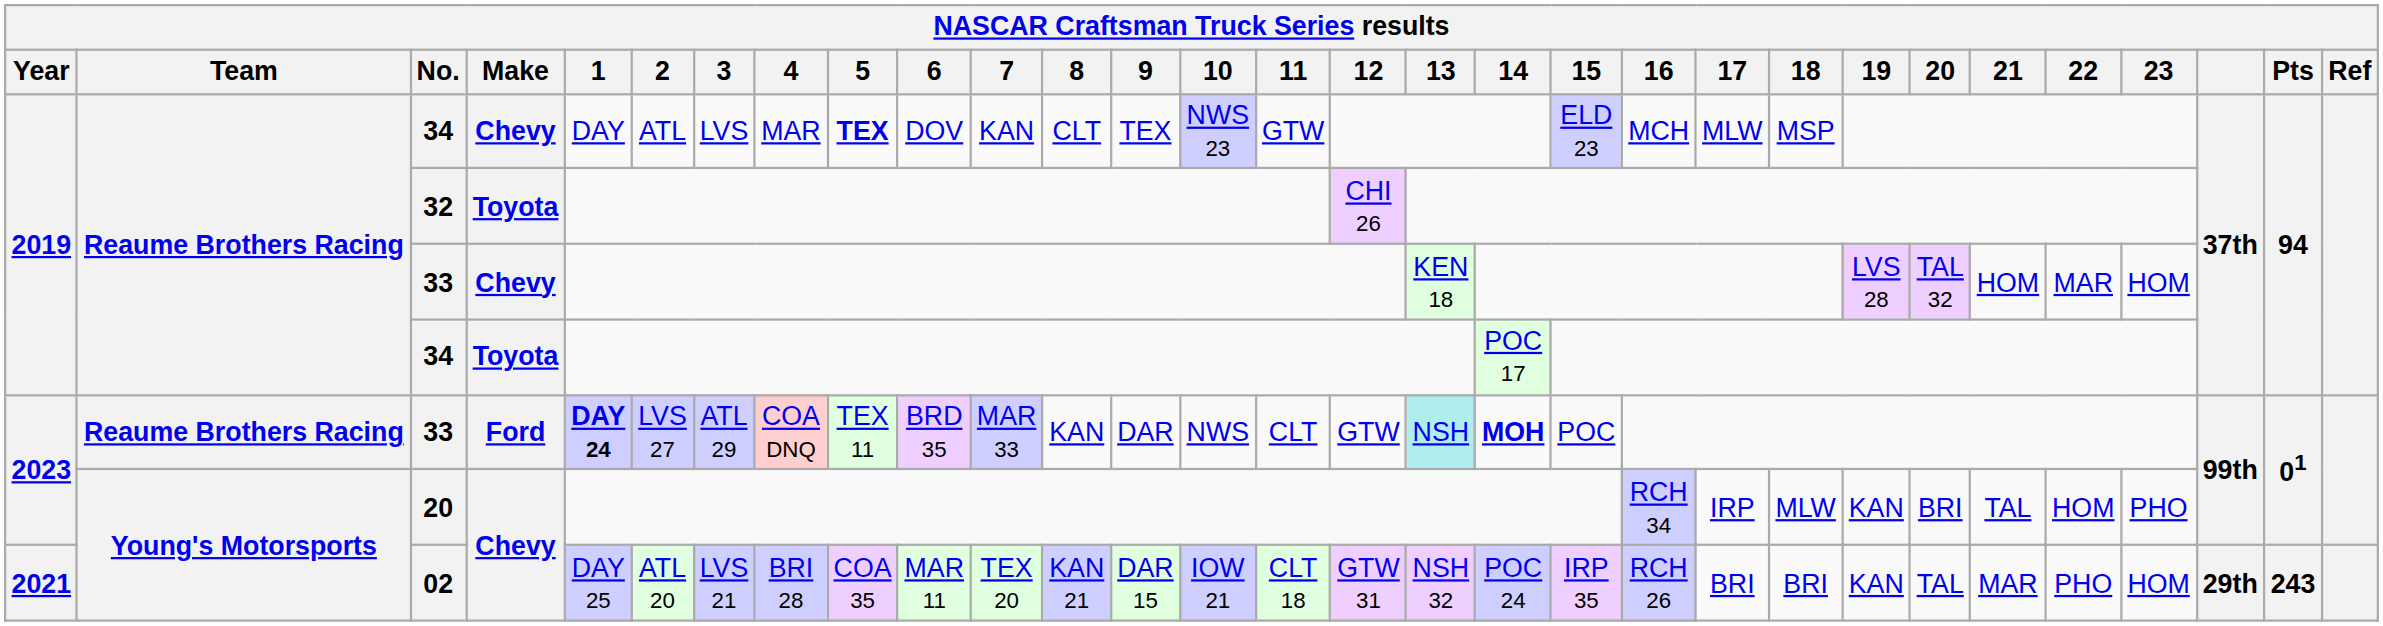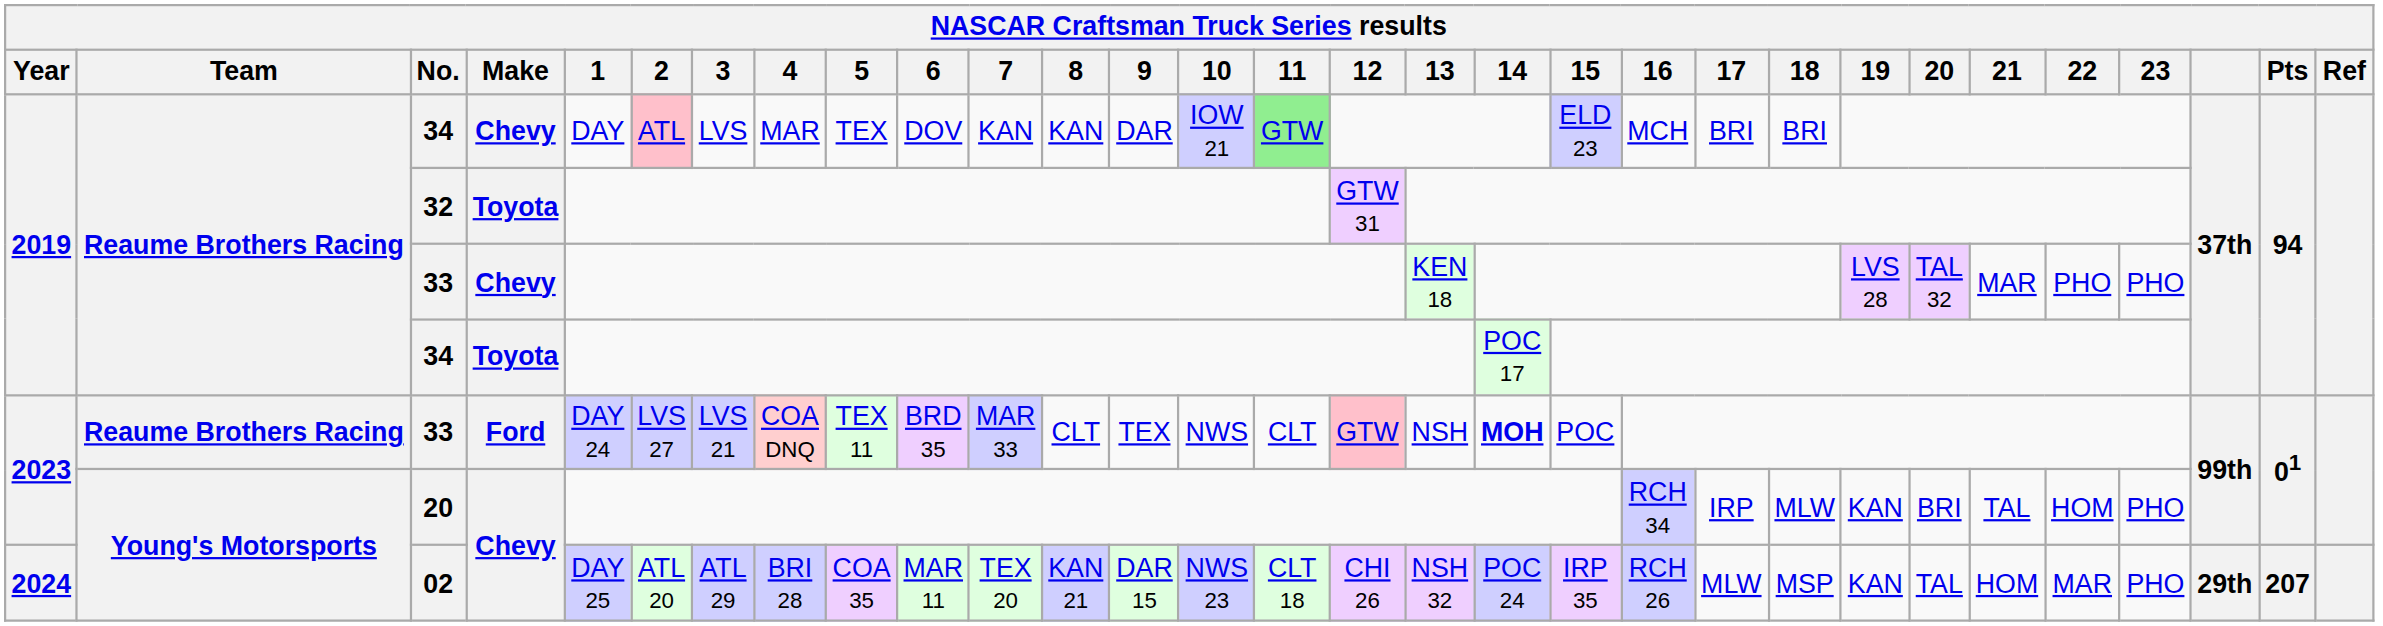(663, 131) no background -> (662, 131) pink background
(863, 131) bold -> (862, 131) normal
(1077, 131) CLT -> (1076, 131) KAN
(1145, 131) TEX -> (1144, 131) DAR
(1218, 130) NWS 23 -> (1217, 130) IOW 21
(1293, 131) no background -> (1292, 131) lightgreen background
(1732, 131) MLW -> (1731, 131) BRI
(1806, 131) MSP -> (1805, 131) BRI
(1368, 205) CHI 26 -> (1368, 205) GTW 31
(2008, 282) HOM -> (2007, 282) MAR
(2083, 282) MAR -> (2082, 282) PHO
(2159, 282) HOM -> (2155, 282) PHO
(598, 432) bold -> (598, 431) normal
(724, 431) ATL 29 -> (723, 431) LVS 21
(1077, 432) KAN -> (1076, 432) CLT
(1145, 432) DAR -> (1144, 432) TEX
(1368, 432) no background -> (1368, 432) pink background
(1441, 432) paleturquoise background -> (1440, 432) no background
(41, 583) 2021 -> (41, 583) 2024
(724, 582) LVS 21 -> (723, 582) ATL 29
(1218, 582) IOW 21 -> (1217, 582) NWS 23
(1368, 582) GTW 31 -> (1367, 582) CHI 26
(1732, 583) BRI -> (1731, 583) MLW
(1806, 583) BRI -> (1805, 583) MSP
(2008, 583) MAR -> (2007, 583) HOM
(2083, 583) PHO -> (2082, 583) MAR
(2159, 583) HOM -> (2155, 583) PHO
(2293, 583) 243 -> (2288, 583) 207
